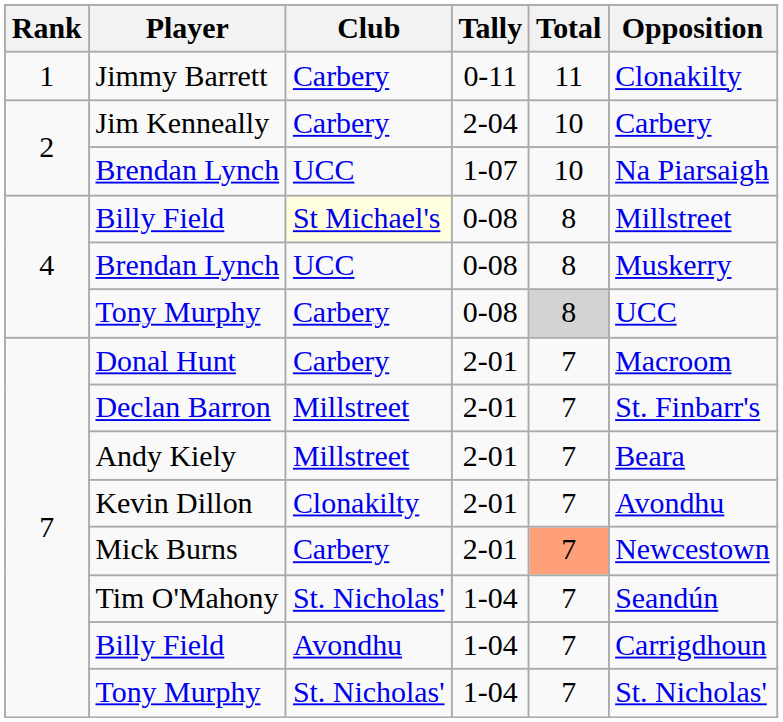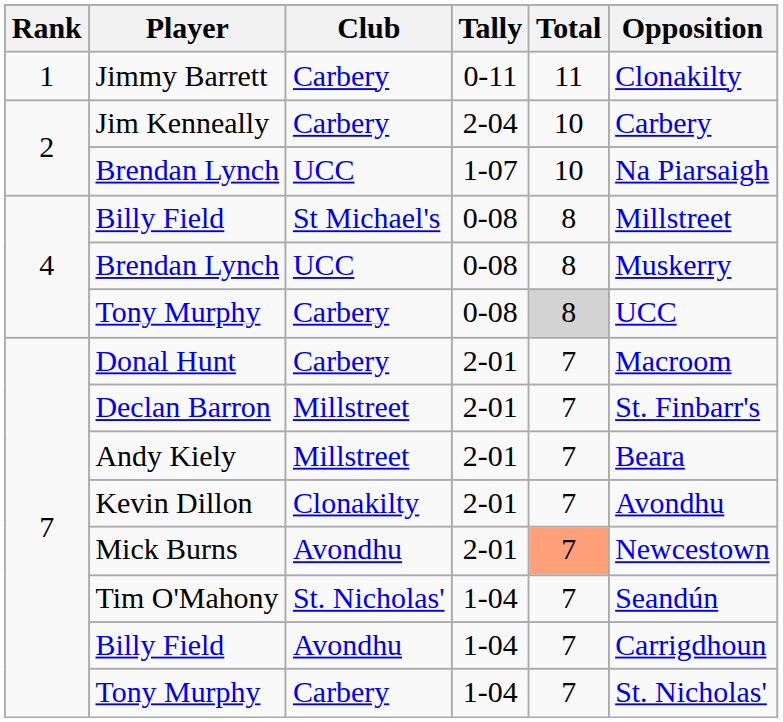(367, 218) lightyellow background -> (367, 218) no background
(341, 550) Carbery -> (347, 550) Avondhu
(369, 692) St. Nicholas' -> (341, 692) Carbery
